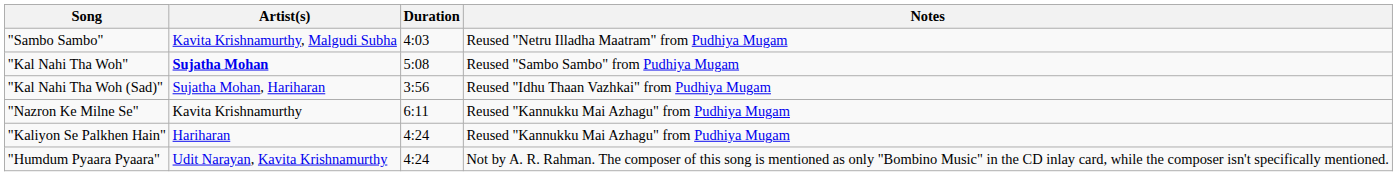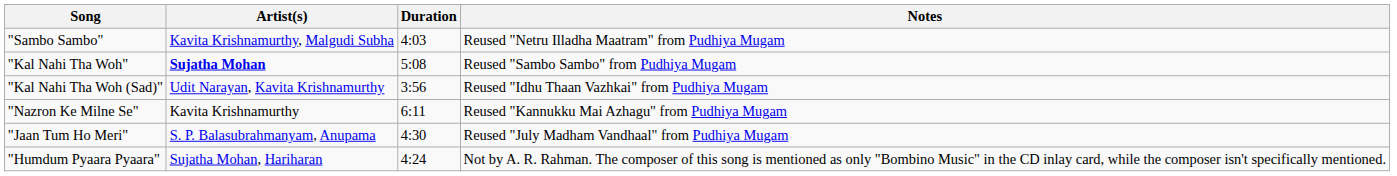(249, 88) Sujatha Mohan, Hariharan -> (277, 88) Udit Narayan, Kavita Krishnamurthy
+ row: (68, 135)
- row: (87, 135)
(280, 159) Udit Narayan, Kavita Krishnamurthy -> (246, 159) Sujatha Mohan, Hariharan
